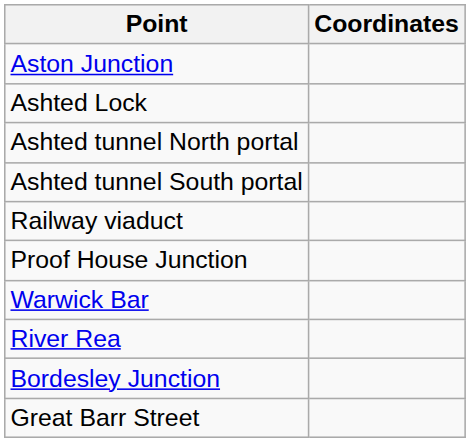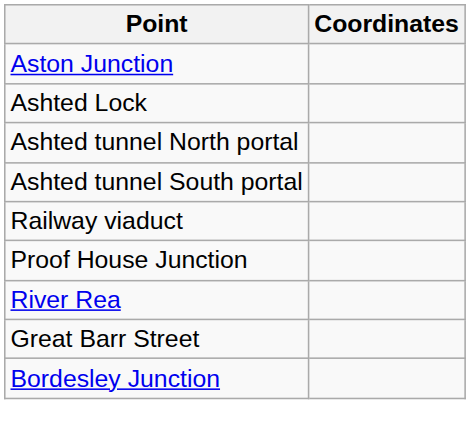- row: (80, 299)
rows swapped: (105, 417) <-> (115, 378)
